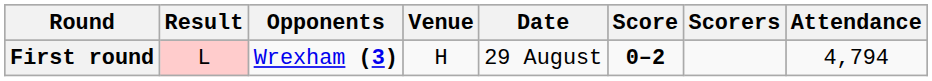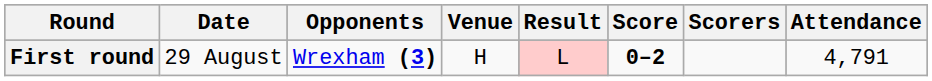columns swapped: (543, 23) <-> (204, 23)
(856, 58) 4,794 -> (856, 58) 4,791
